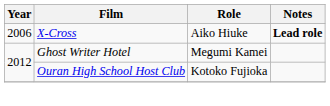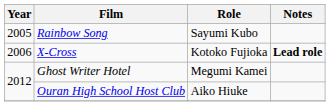+ row: (72, 33)
(219, 33) Aiko Hiuke -> (229, 52) Kotoko Fujioka
(229, 71) Kotoko Fujioka -> (219, 91) Aiko Hiuke
